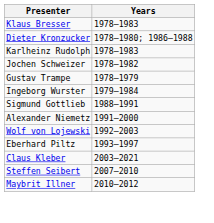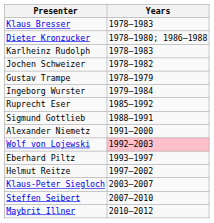+ row: (38, 104)
(116, 131) no background -> (131, 144) pink background
+ row: (38, 171)
+ row: (56, 185)
- row: (36, 158)
